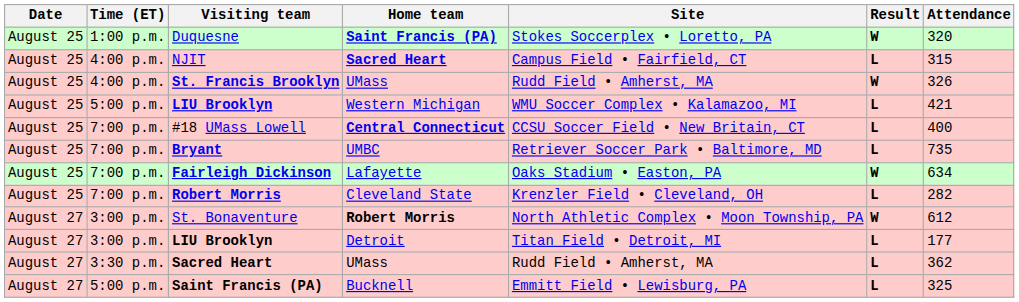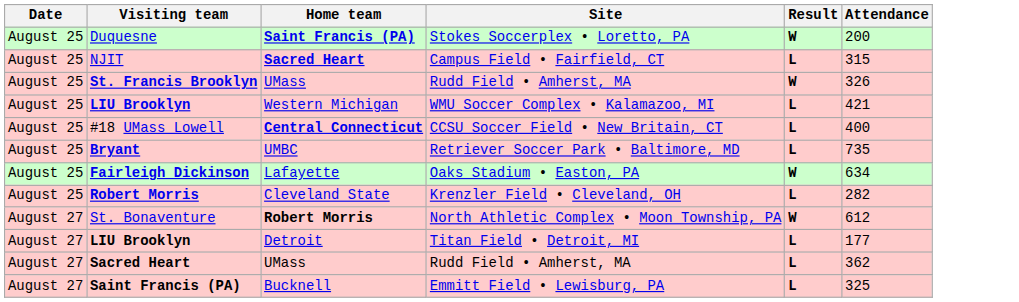- column: (128, 16)
(940, 39) 320 -> (858, 39) 200
